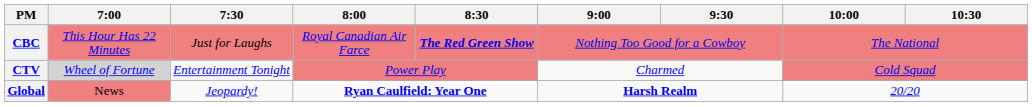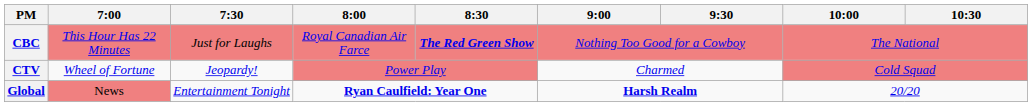(109, 70) lightgrey background -> (109, 70) no background
(232, 70) Entertainment Tonight -> (232, 70) Jeopardy!
(232, 91) Jeopardy! -> (232, 91) Entertainment Tonight
